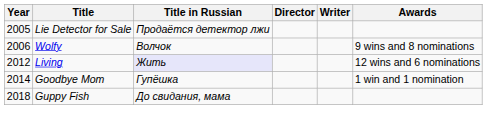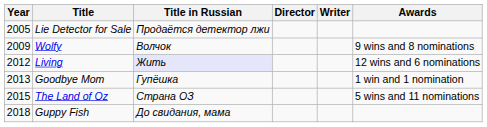(19, 46) 2006 -> (19, 46) 2009
(19, 79) 2014 -> (19, 79) 2013
+ row: (72, 96)
